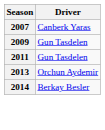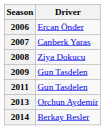+ row: (20, 27)
+ row: (20, 57)
